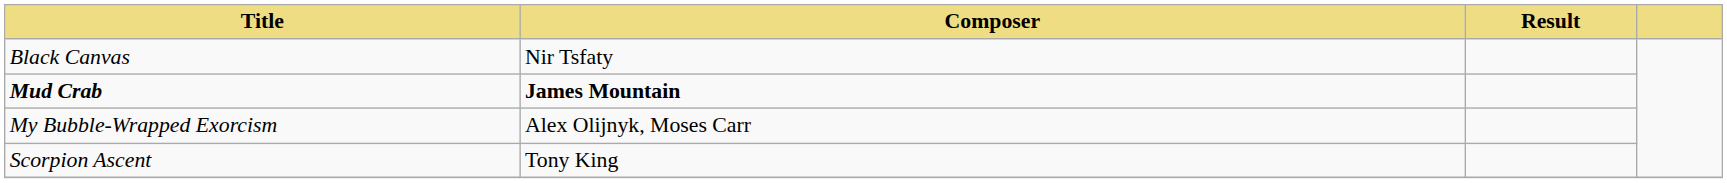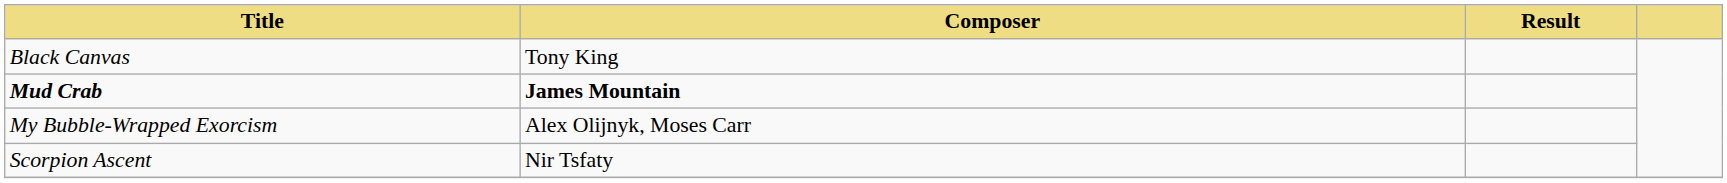(569, 56) Nir Tsfaty -> (572, 56) Tony King
(572, 159) Tony King -> (569, 159) Nir Tsfaty
